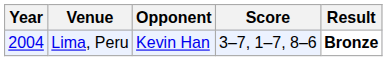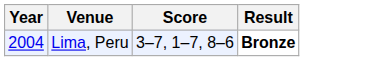- column: (174, 18)
